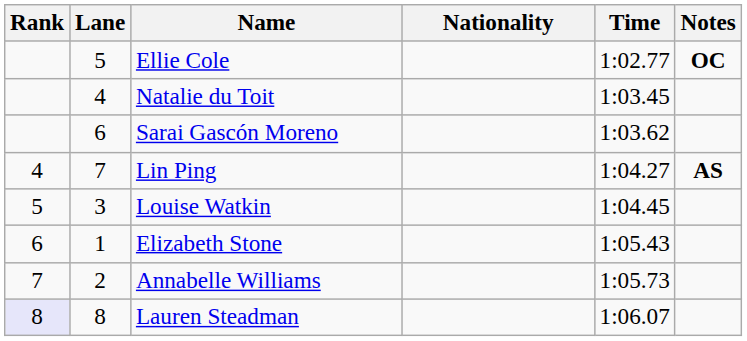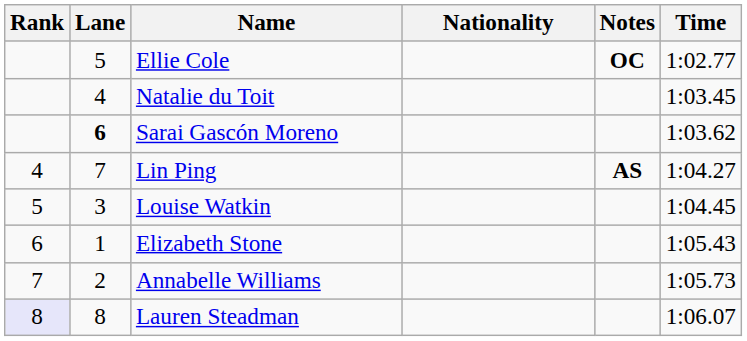columns swapped: (635, 22) <-> (708, 22)
(100, 133) normal -> (100, 133) bold
